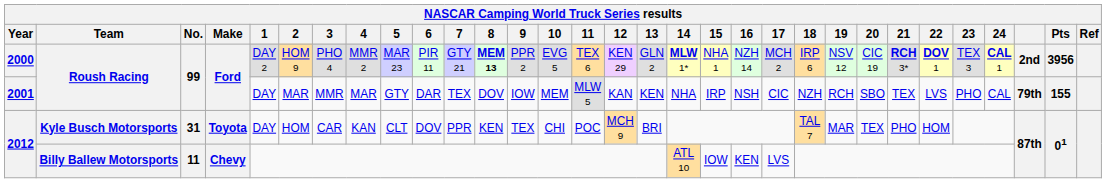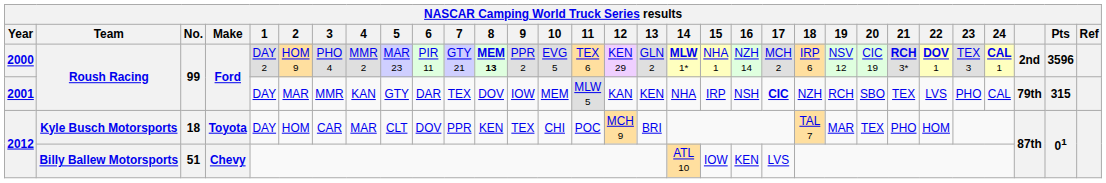(1061, 60) 3956 -> (1061, 60) 3596
(364, 94) MAR -> (364, 94) KAN
(778, 94) normal -> (778, 94) bold
(1061, 94) 155 -> (1061, 94) 315
(193, 127) 31 -> (193, 127) 18
(364, 127) KAN -> (364, 127) MAR
(193, 161) 11 -> (193, 161) 51
